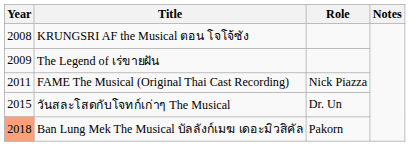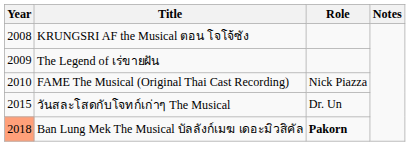(19, 82) 2011 -> (19, 82) 2010
(326, 129) normal -> (328, 129) bold
